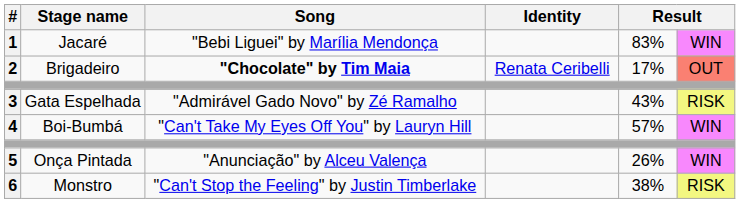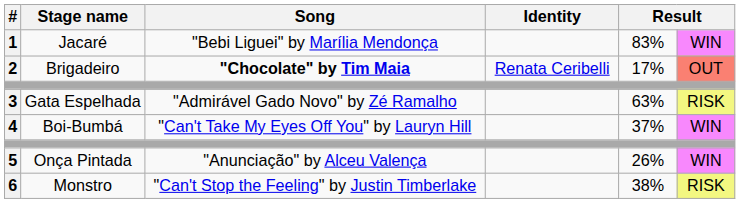(648, 101) 43% -> (648, 101) 63%
(648, 127) 57% -> (648, 127) 37%
